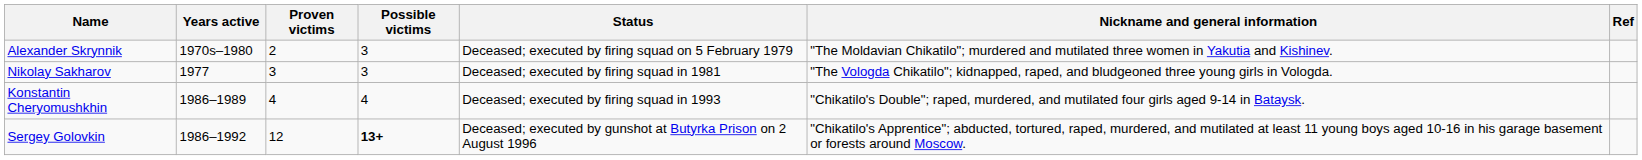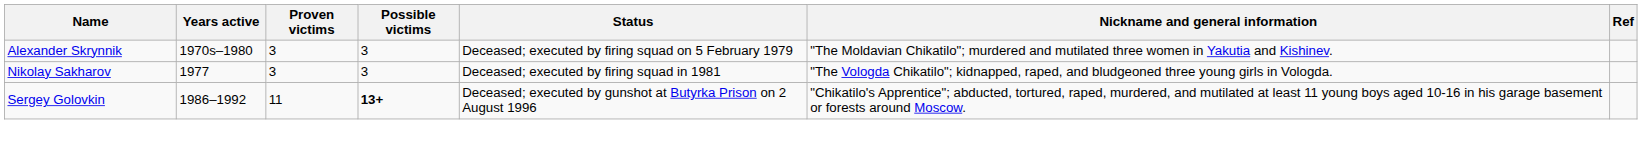(272, 51) 2 -> (272, 51) 3
- row: (57, 100)
(276, 136) 12 -> (276, 100) 11
